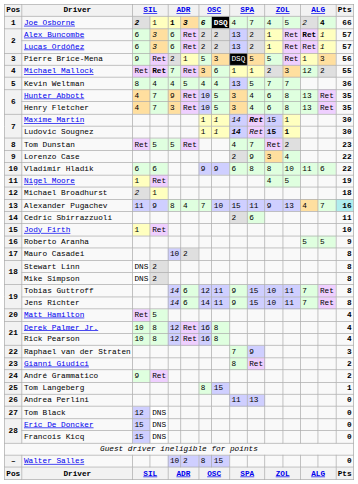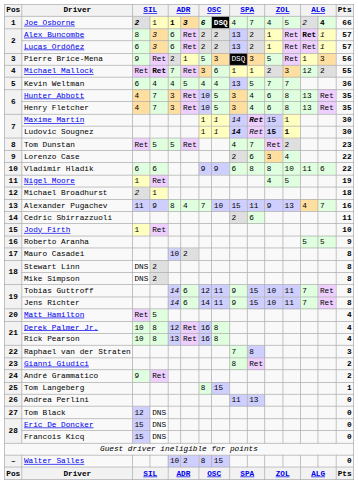(137, 35) 6 -> (137, 35) 8
(251, 59) 5 -> (251, 59) 3
(137, 84) 8 -> (137, 84) 6
(172, 96) 9 -> (172, 96) 3
(251, 157) 9 -> (251, 157) 6
(347, 205) paleturquoise background -> (347, 205) no background
(175, 339) 12 -> (175, 339) 13
(251, 352) 9 -> (251, 352) 8
